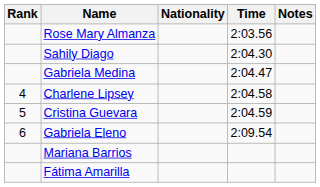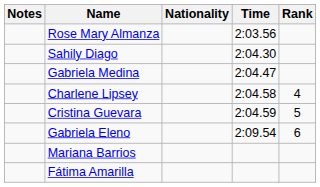columns swapped: (23, 14) <-> (295, 14)
